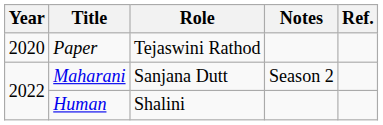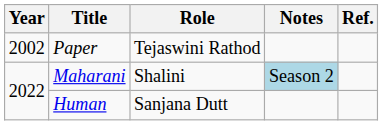(27, 47) 2020 -> (27, 47) 2002
(181, 76) Sanjana Dutt -> (159, 76) Shalini
(301, 76) no background -> (301, 76) lightblue background
(159, 104) Shalini -> (181, 104) Sanjana Dutt
